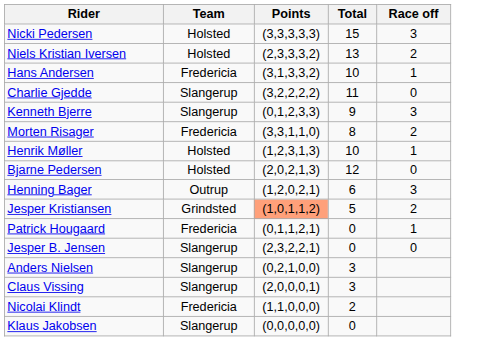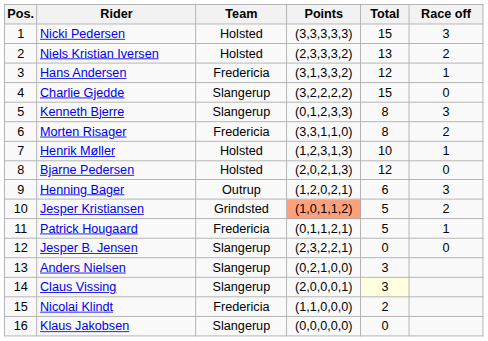+ column: (21, 14)
(352, 73) 10 -> (385, 73) 12
(352, 92) 11 -> (385, 92) 15
(352, 112) 9 -> (385, 112) 8
(352, 229) 0 -> (385, 229) 5
(352, 287) no background -> (385, 287) lightyellow background
